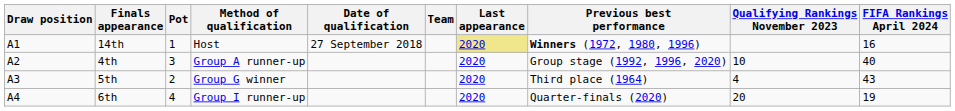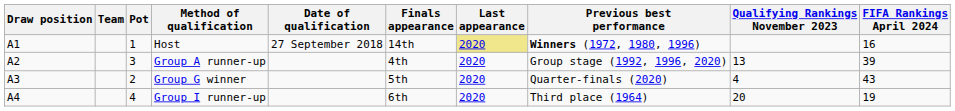columns swapped: (441, 20) <-> (131, 20)
(739, 62) 10 -> (739, 62) 13
(869, 62) 40 -> (869, 62) 39
(589, 79) Third place (1964) -> (599, 79) Quarter-finals (2020)
(599, 97) Quarter-finals (2020) -> (589, 97) Third place (1964)
